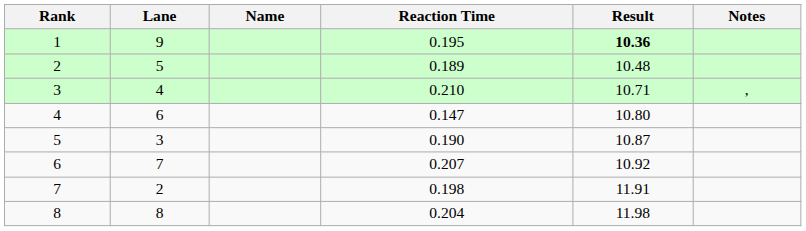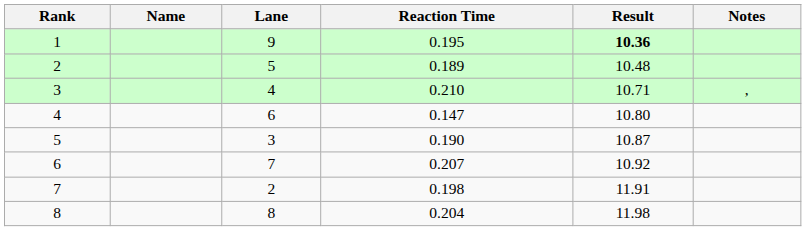columns swapped: (160, 16) <-> (265, 16)
